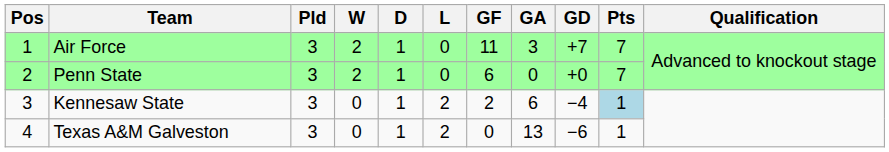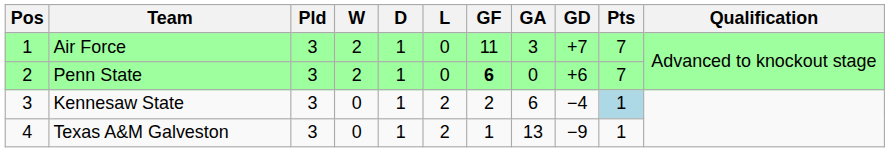(489, 75) normal -> (489, 75) bold
(577, 75) +0 -> (577, 75) +6
(489, 132) 0 -> (489, 132) 1
(577, 132) −6 -> (577, 132) −9
